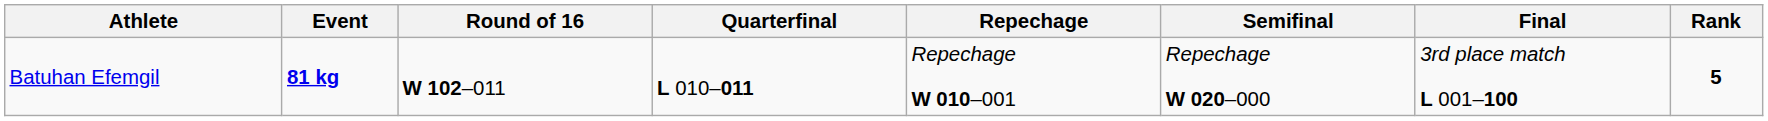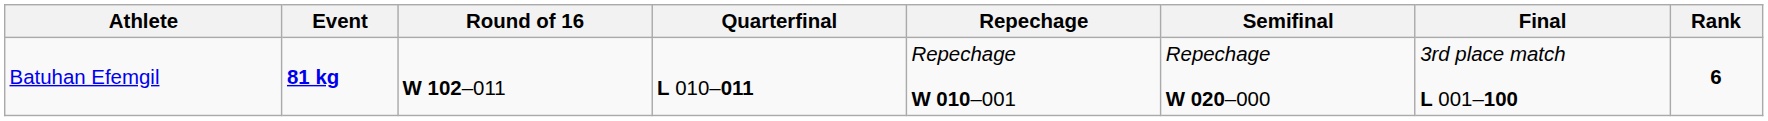(1716, 76) 5 -> (1716, 76) 6
